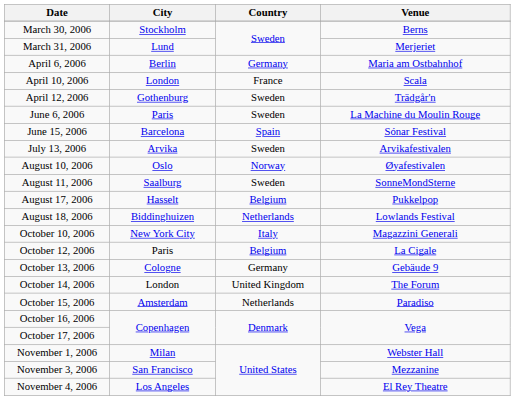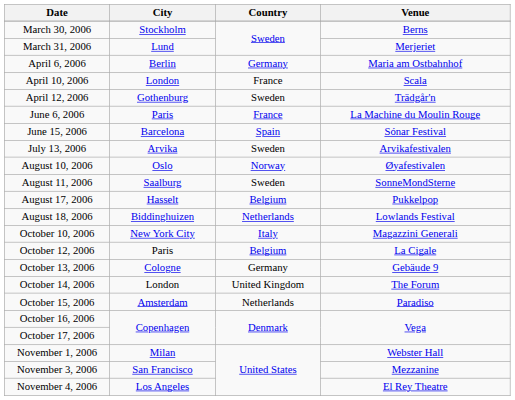(268, 115) Sweden -> (268, 115) France
